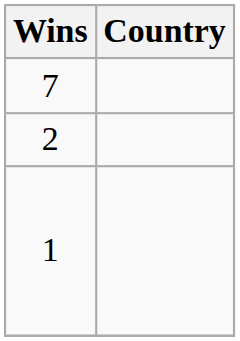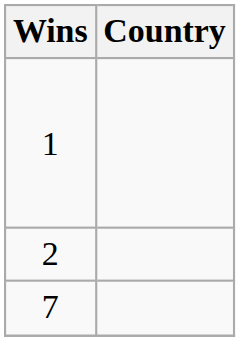rows swapped: (50, 85) <-> (50, 250)
